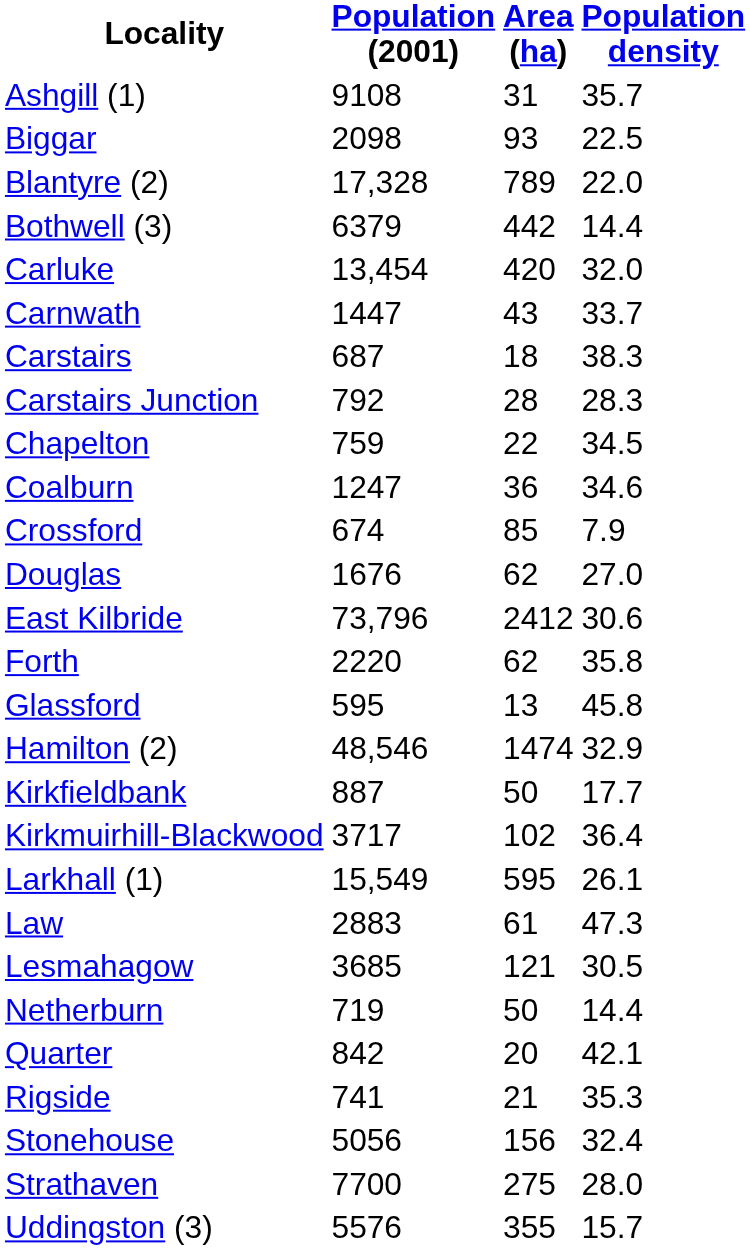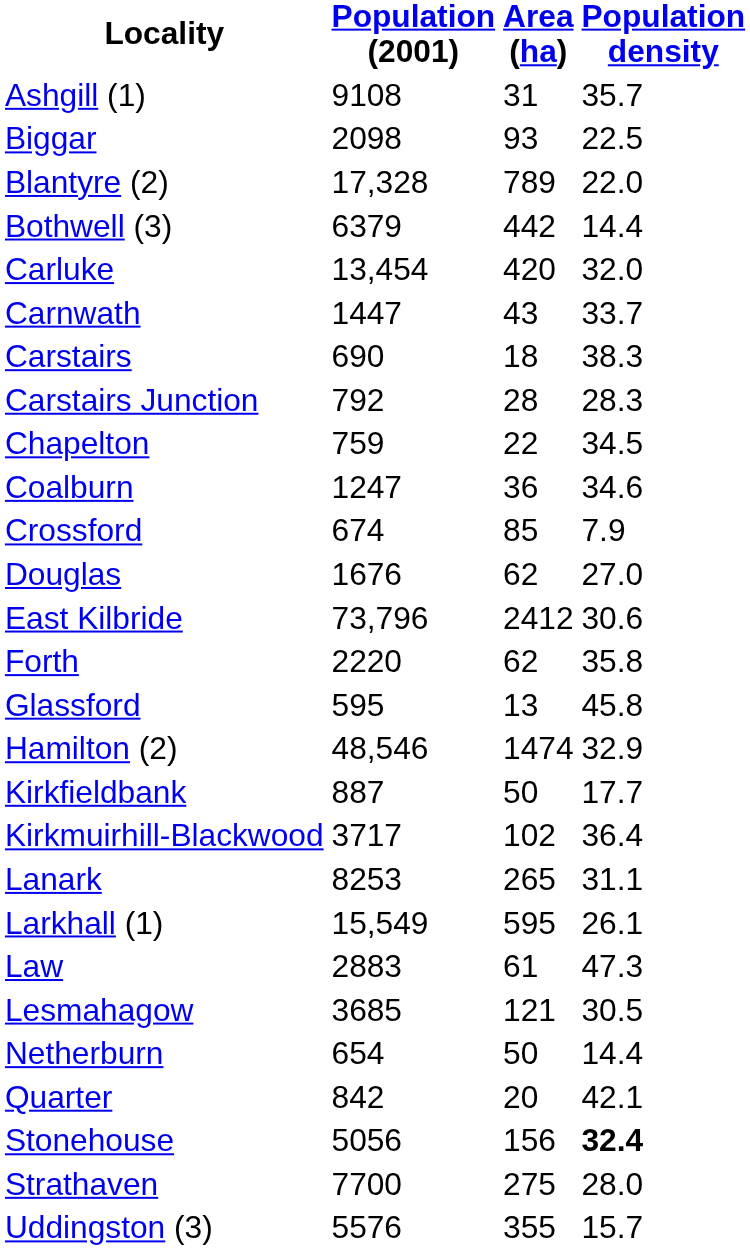(358, 356) 687 -> (358, 356) 690
+ row: (53, 879)
(358, 1010) 719 -> (358, 1053) 654
- row: (58, 1097)
(612, 1140) normal -> (612, 1140) bold
